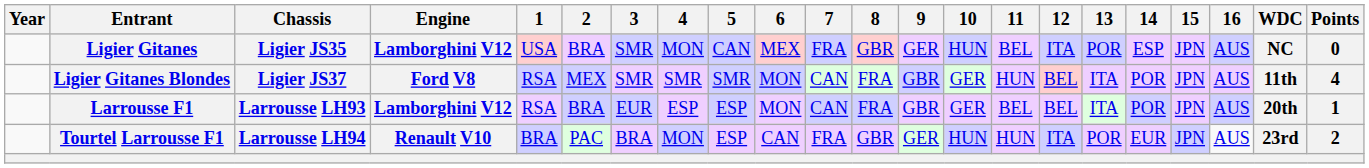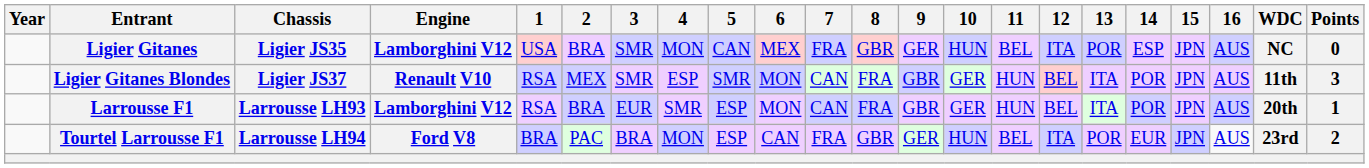(443, 78) Ford V8 -> (443, 78) Renault V10
(683, 78) SMR -> (683, 78) ESP
(1335, 78) 4 -> (1335, 78) 3
(683, 108) ESP -> (683, 108) SMR
(1016, 108) BEL -> (1016, 108) HUN
(443, 138) Renault V10 -> (443, 138) Ford V8
(1016, 138) HUN -> (1016, 138) BEL
